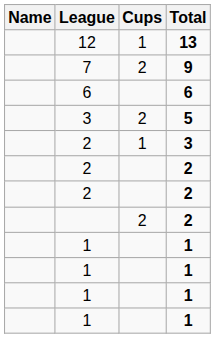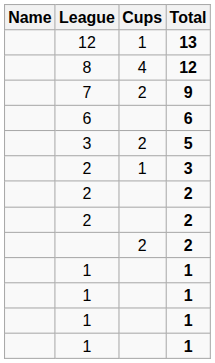+ row: (87, 68)
